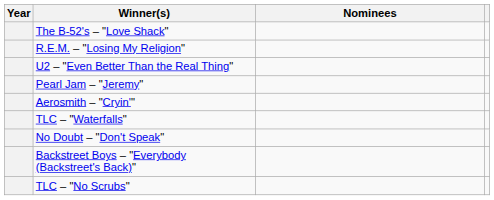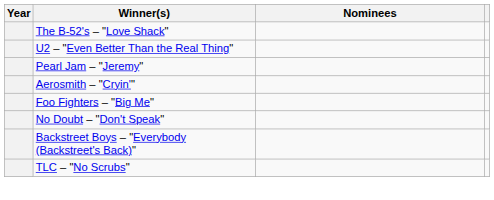- row: (110, 48)
- row: (81, 119)
+ row: (95, 102)
